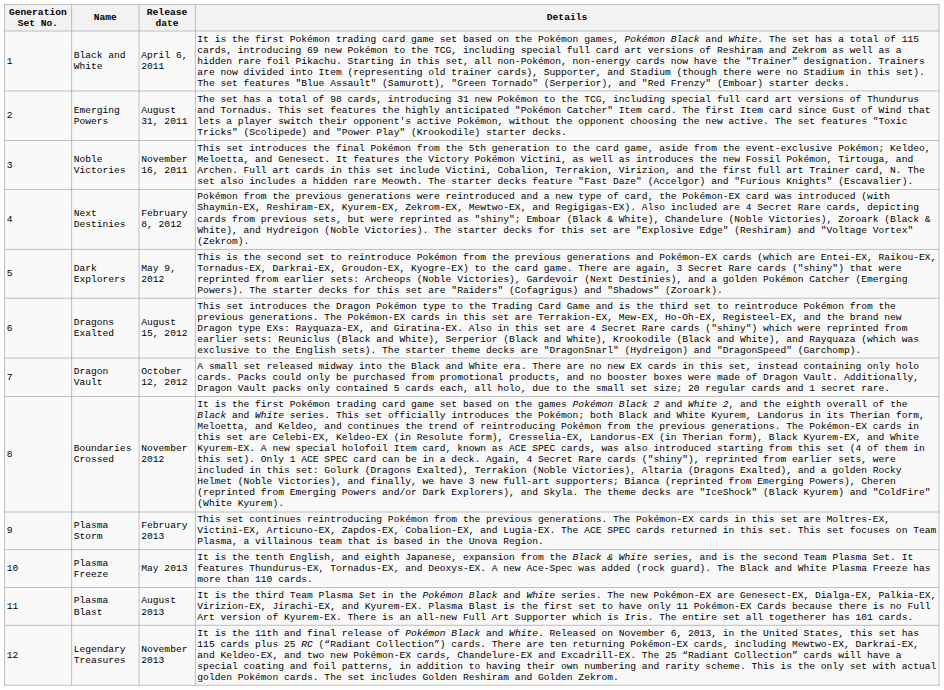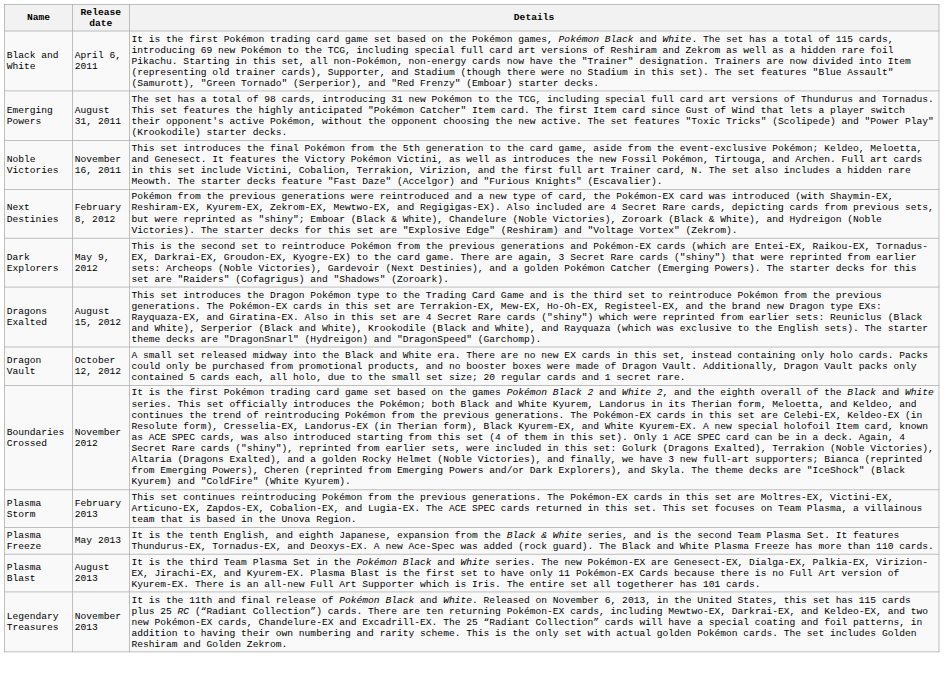- column: (38, 18)
